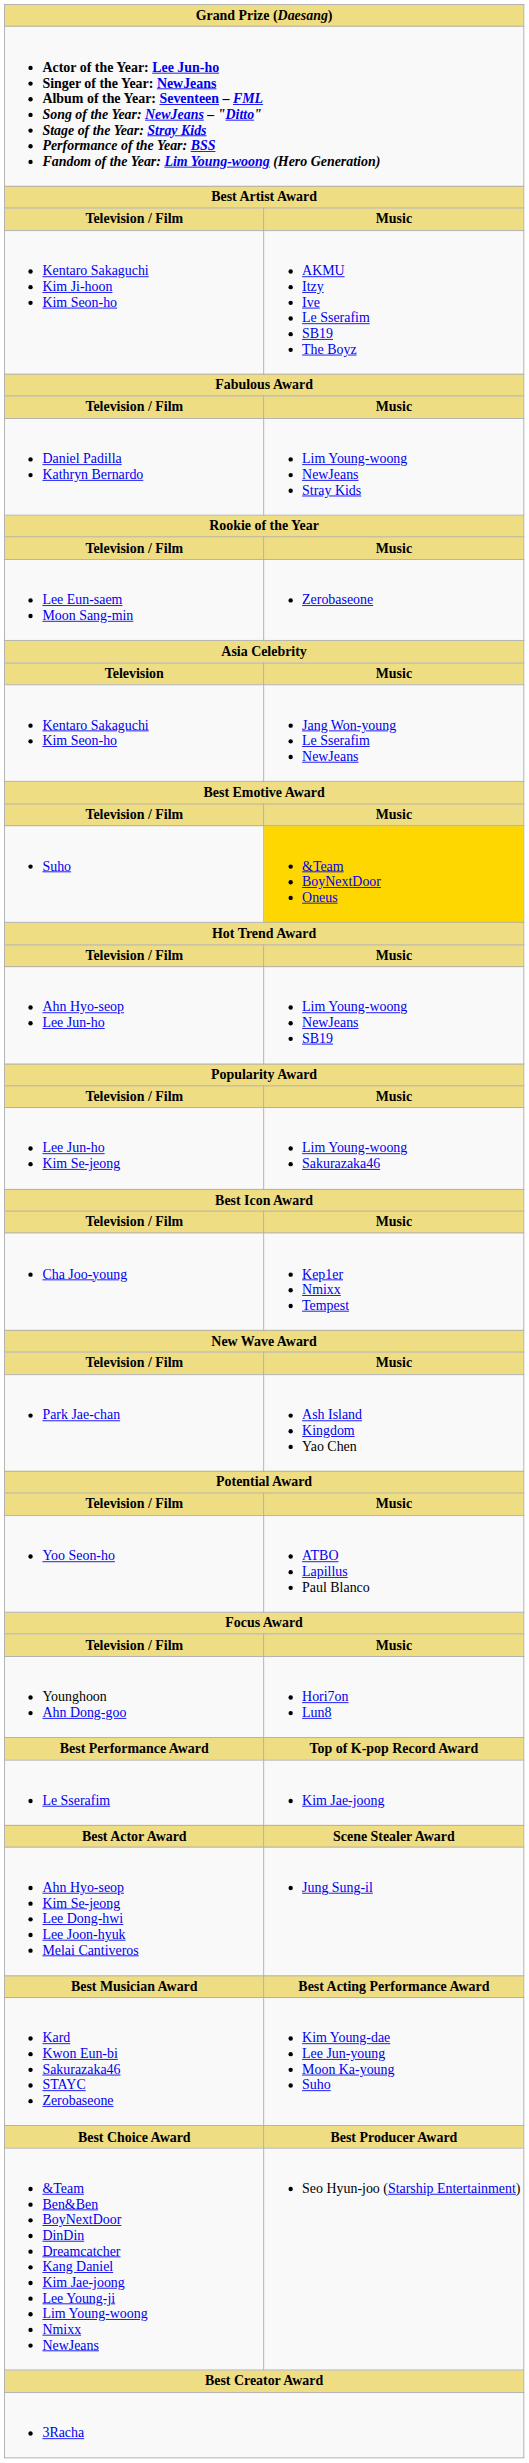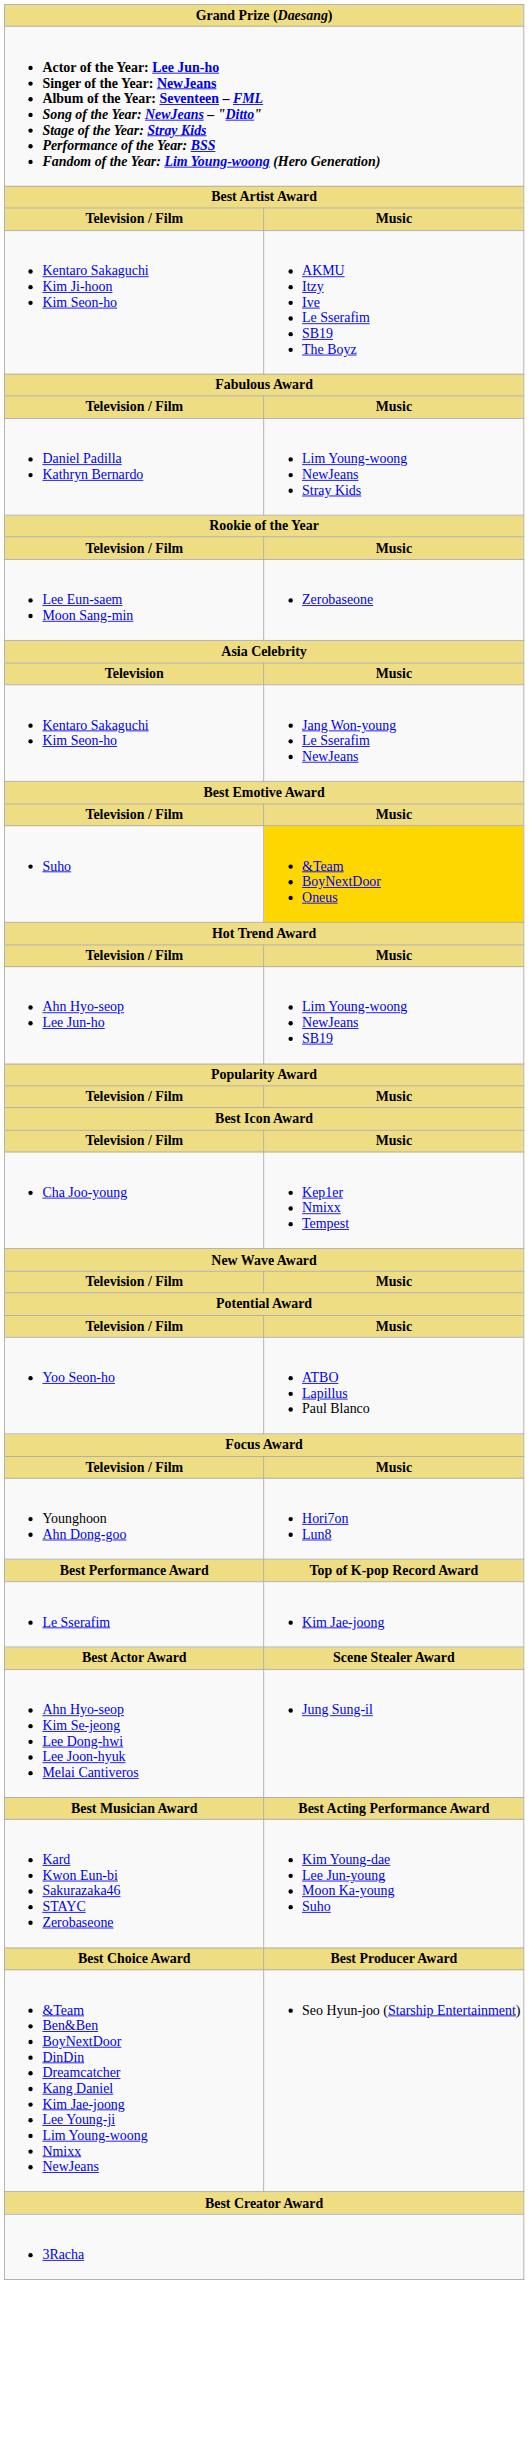- row: (134, 1156)
- row: (134, 1415)
